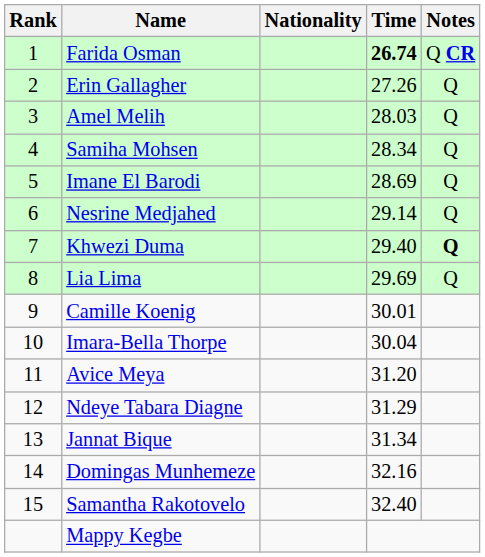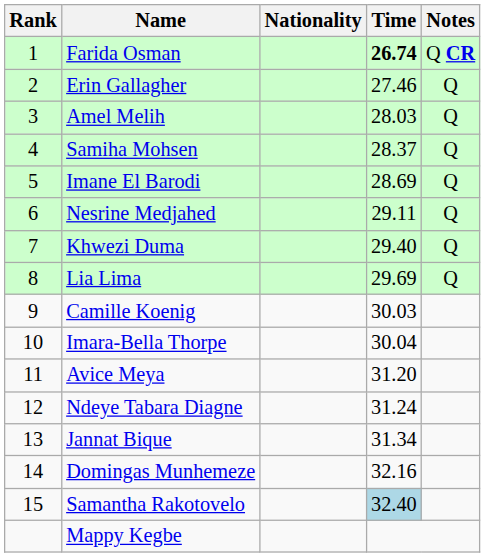(394, 85) 27.26 -> (394, 85) 27.46
(394, 149) 28.34 -> (394, 149) 28.37
(394, 213) 29.14 -> (394, 213) 29.11
(451, 246) bold -> (451, 246) normal
(394, 310) 30.01 -> (394, 310) 30.03
(394, 407) 31.29 -> (394, 407) 31.24
(394, 504) no background -> (394, 504) lightblue background
